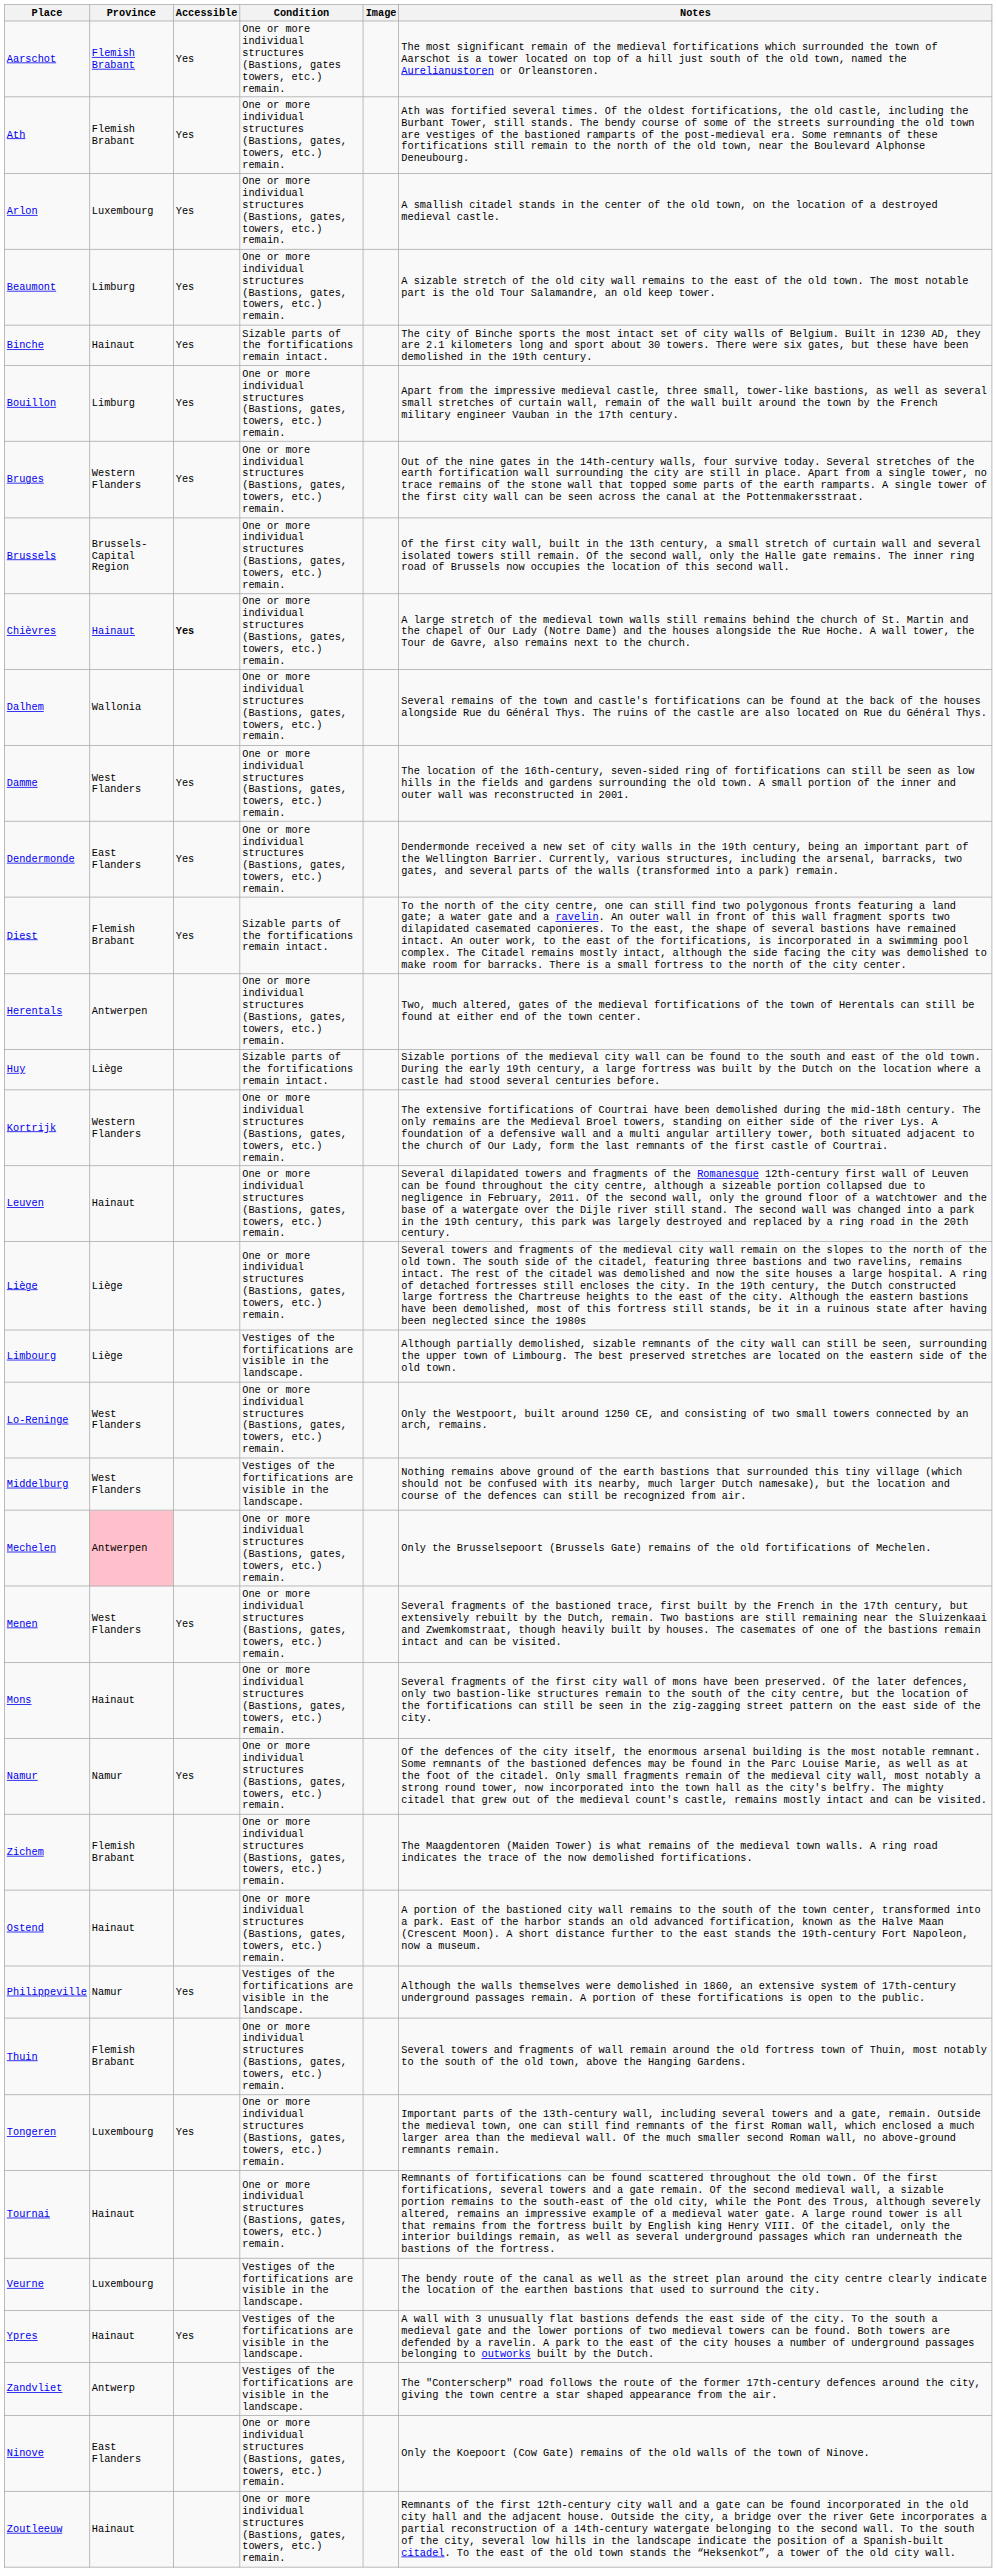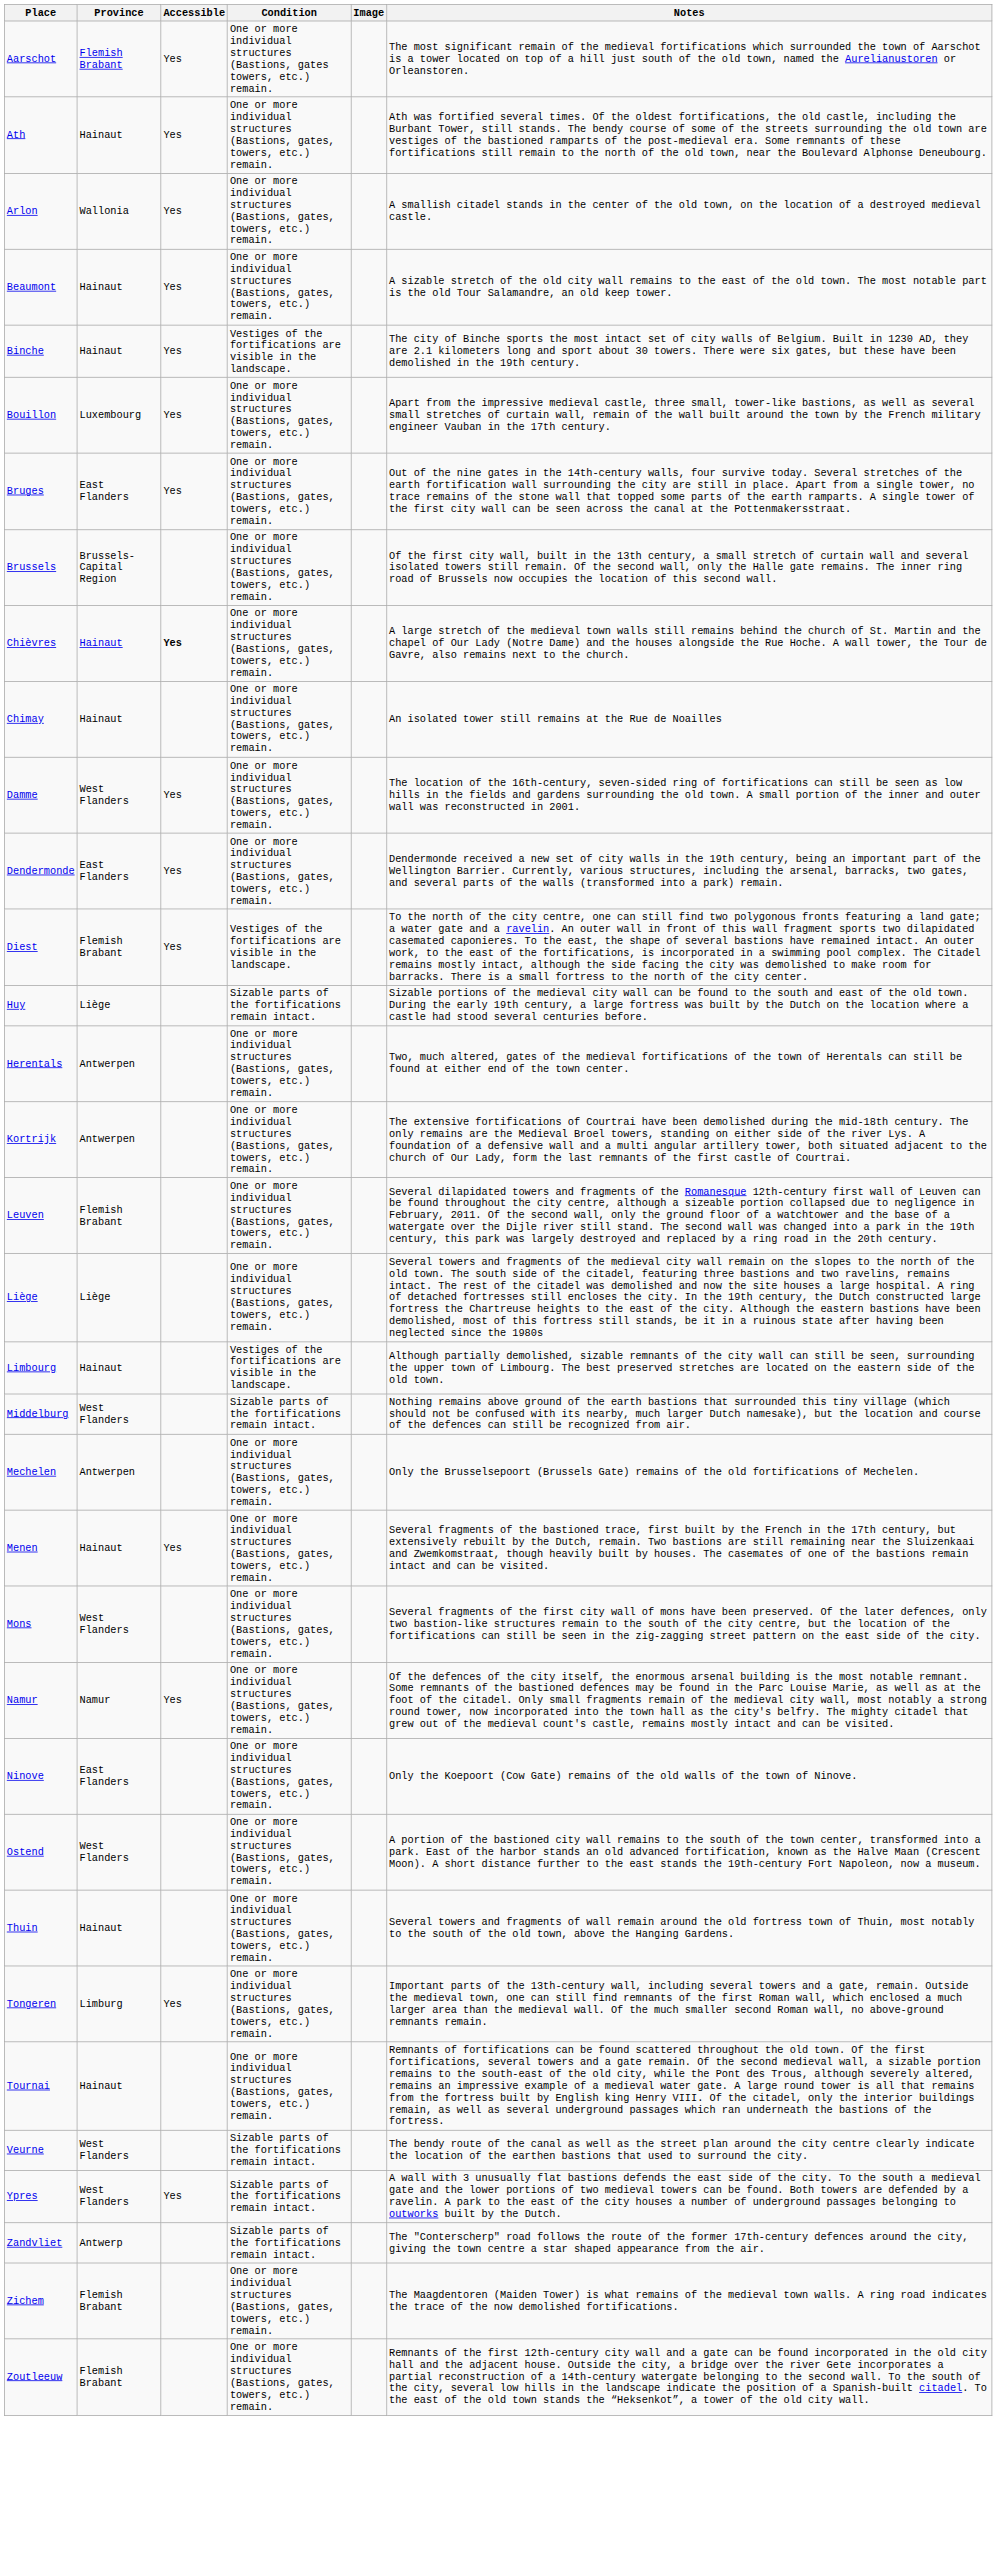(113, 135) Flemish Brabant -> (101, 135) Hainaut
(123, 211) Luxembourg -> (104, 211) Wallonia
(113, 287) Limburg -> (101, 287) Hainaut
(298, 345) Sizable parts of the fortifications remain intact. -> (285, 351) Vestiges of the fortifications are visible in the landscape.
(113, 404) Limburg -> (110, 415) Luxembourg
(117, 480) Western Flanders -> (104, 491) East Flanders
+ row: (25, 719)
- row: (25, 707)
(298, 935) Sizable parts of the fortifications remain intact. -> (285, 947) Vestiges of the fortifications are visible in the landscape.
rows swapped: (35, 1011) <-> (16, 1070)
(117, 1128) Western Flanders -> (107, 1140) Antwerpen
(113, 1204) Hainaut -> (101, 1216) Flemish Brabant
(107, 1356) Liège -> (101, 1368) Hainaut
- row: (38, 1420)
(298, 1484) Vestiges of the fortifications are visible in the landscape. -> (285, 1414) Sizable parts of the fortifications remain intact.
(120, 1548) pink background -> (107, 1472) no background
(117, 1624) West Flanders -> (101, 1548) Hainaut
(113, 1700) Hainaut -> (104, 1624) West Flanders
rows swapped: (25, 2453) <-> (25, 1852)
(113, 1928) Hainaut -> (104, 1852) West Flanders
- row: (47, 1992)
(113, 2056) Flemish Brabant -> (101, 1928) Hainaut
(123, 2132) Luxembourg -> (101, 2004) Limburg
(123, 2284) Luxembourg -> (104, 2150) West Flanders
(298, 2284) Vestiges of the fortifications are visible in the landscape. -> (285, 2150) Sizable parts of the fortifications remain intact.
(113, 2337) Hainaut -> (104, 2197) West Flanders
(298, 2337) Vestiges of the fortifications are visible in the landscape. -> (285, 2197) Sizable parts of the fortifications remain intact.
(298, 2389) Vestiges of the fortifications are visible in the landscape. -> (285, 2243) Sizable parts of the fortifications remain intact.
(113, 2529) Hainaut -> (101, 2377) Flemish Brabant
